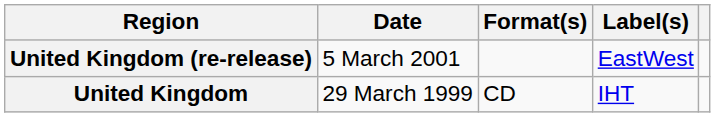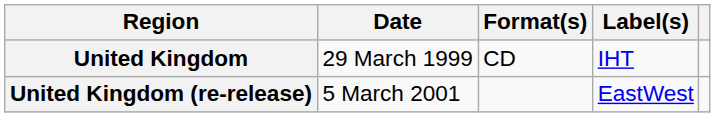rows swapped: (161, 93) <-> (161, 58)
